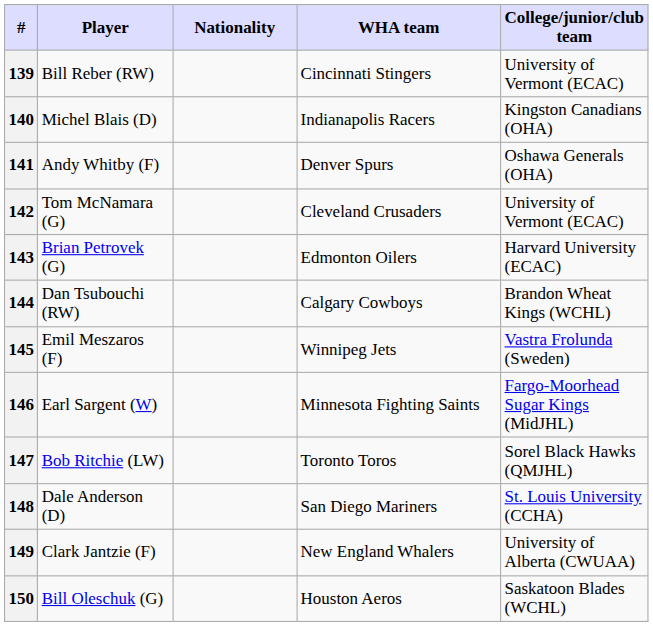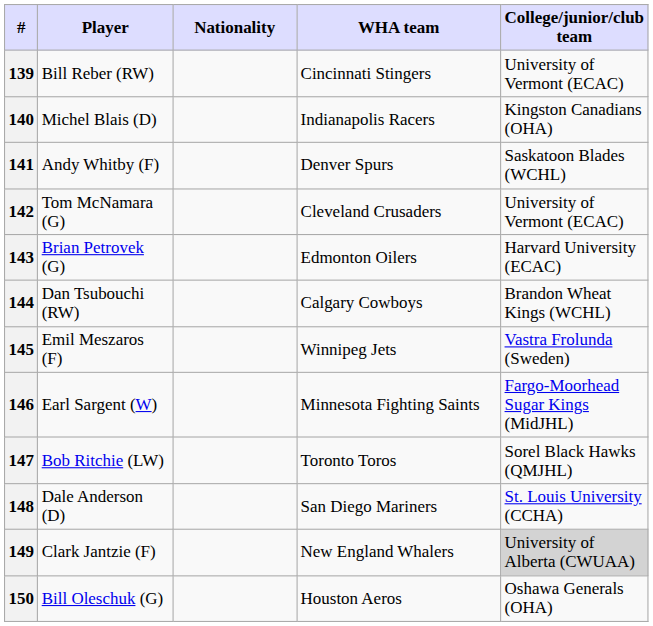(564, 165) Oshawa Generals (OHA) -> (565, 165) Saskatoon Blades (WCHL)
(570, 552) no background -> (570, 552) lightgrey background
(565, 598) Saskatoon Blades (WCHL) -> (564, 598) Oshawa Generals (OHA)
